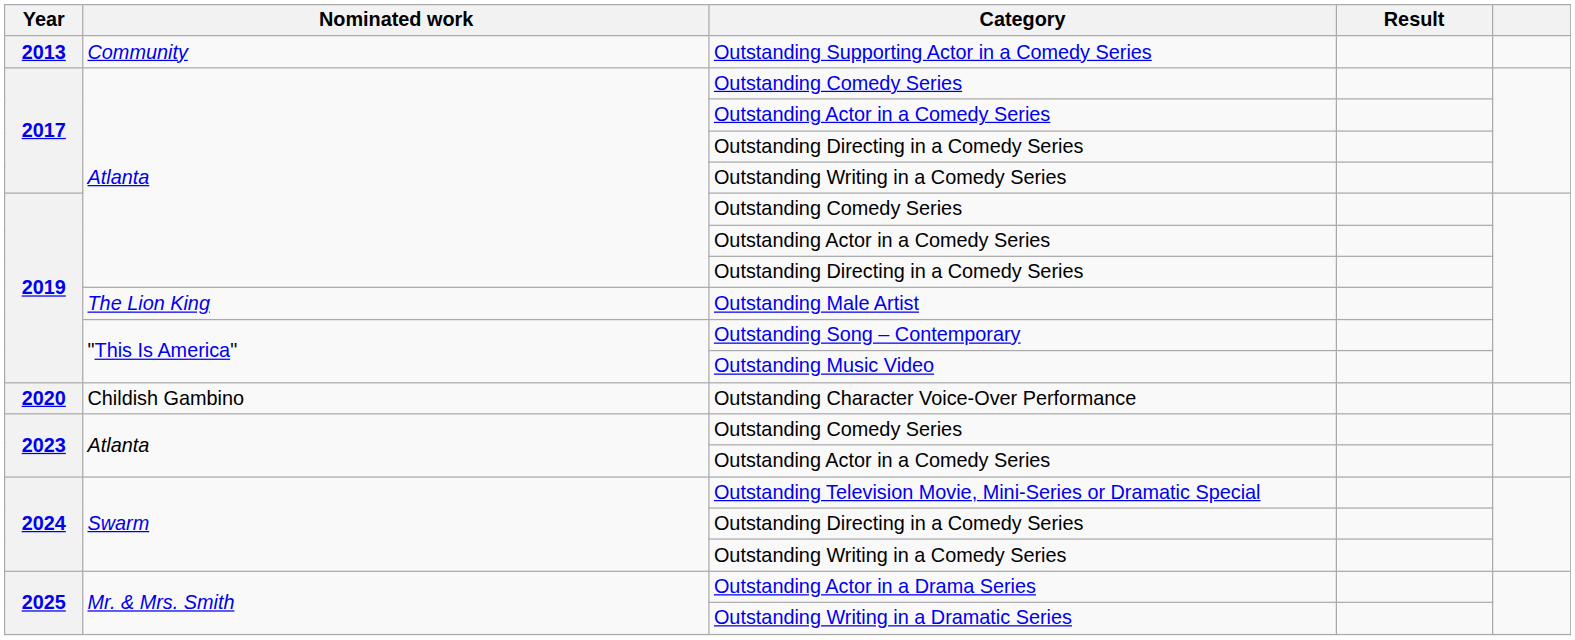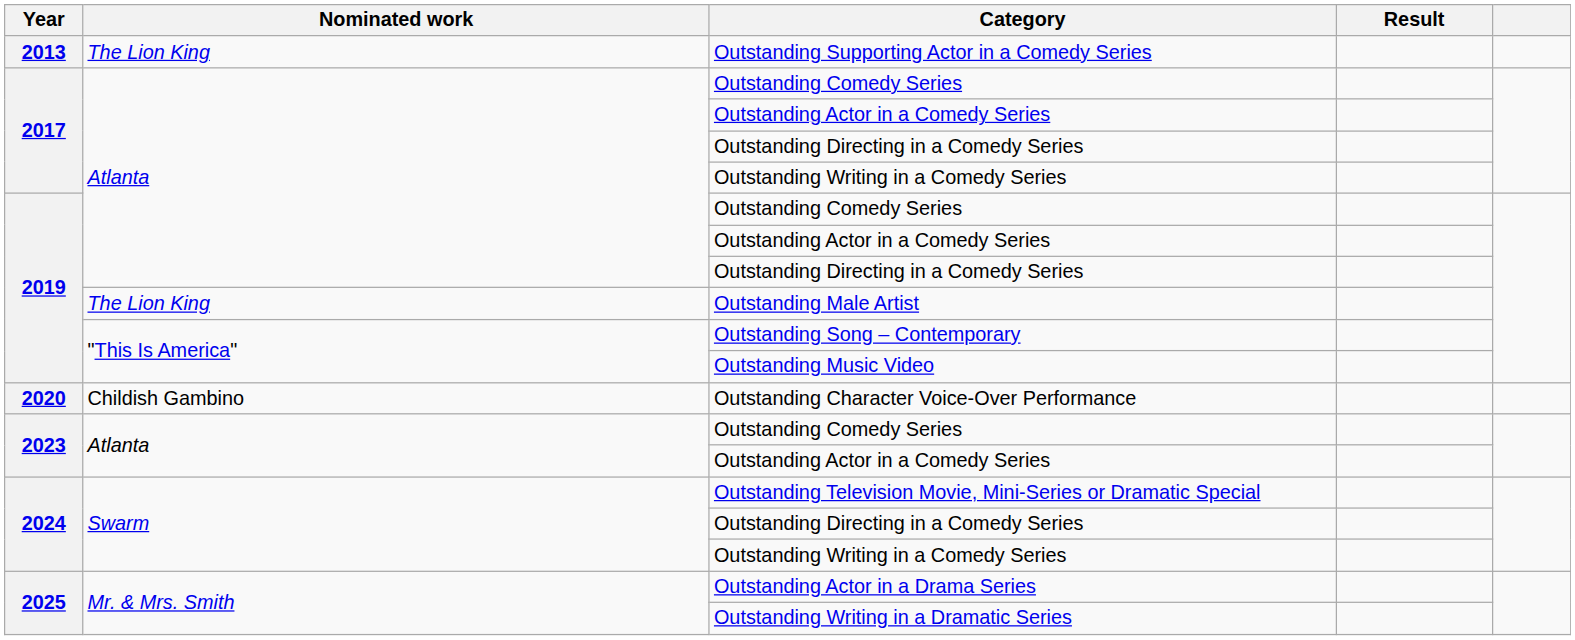(138, 51) Community -> (149, 51) The Lion King
